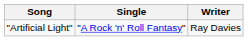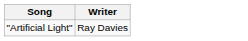- column: (131, 12)
